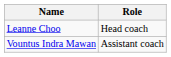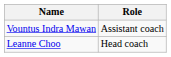rows swapped: (34, 28) <-> (51, 44)
